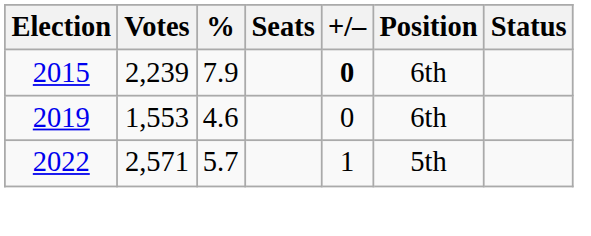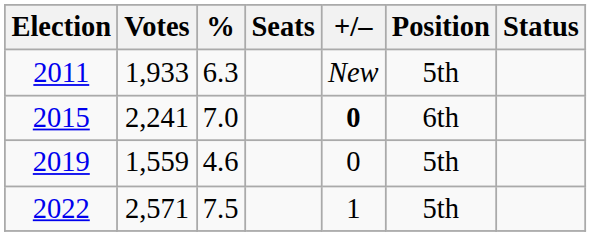+ row: (61, 72)
(157, 72) 2,239 -> (157, 117) 2,241
(221, 72) 7.9 -> (221, 117) 7.0
(157, 117) 1,553 -> (157, 162) 1,559
(429, 117) 6th -> (441, 162) 5th
(221, 162) 5.7 -> (221, 207) 7.5
